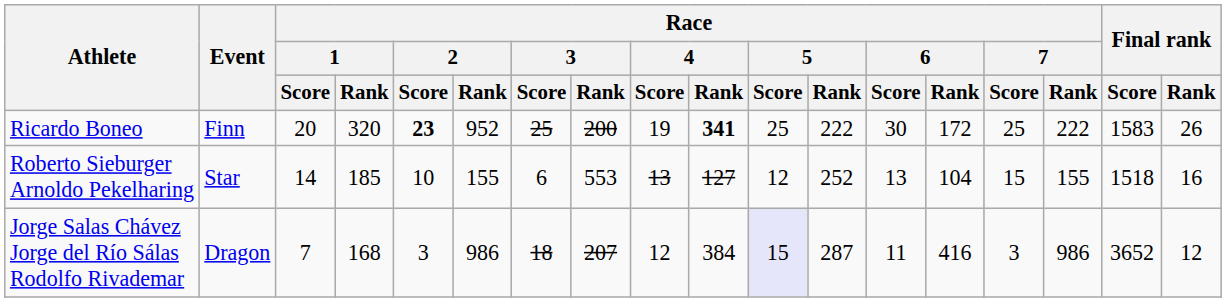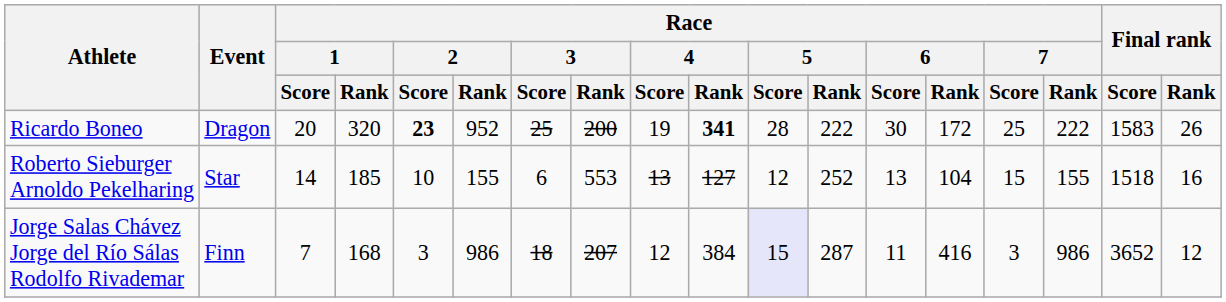(225, 128) Finn -> (237, 128) Dragon
(778, 128) 25 -> (778, 128) 28
(237, 252) Dragon -> (225, 252) Finn
